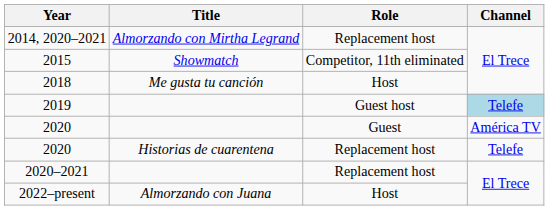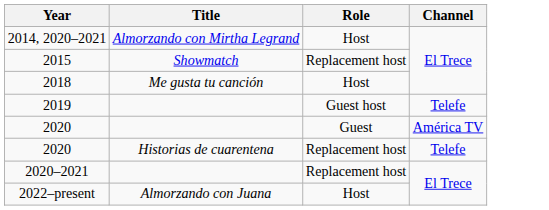(385, 37) Replacement host -> (356, 37) Host
(385, 60) Competitor, 11th eliminated -> (356, 60) Replacement host
(506, 104) lightblue background -> (448, 104) no background
